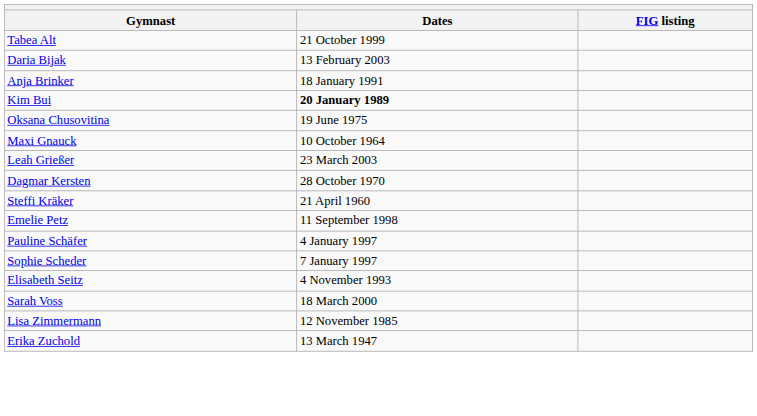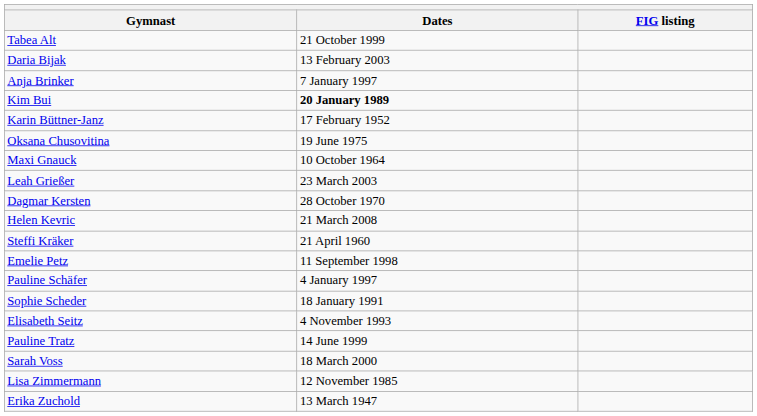(342, 80) 18 January 1991 -> (339, 80) 7 January 1997
+ row: (55, 120)
+ row: (41, 220)
(339, 260) 7 January 1997 -> (342, 300) 18 January 1991
+ row: (41, 341)
